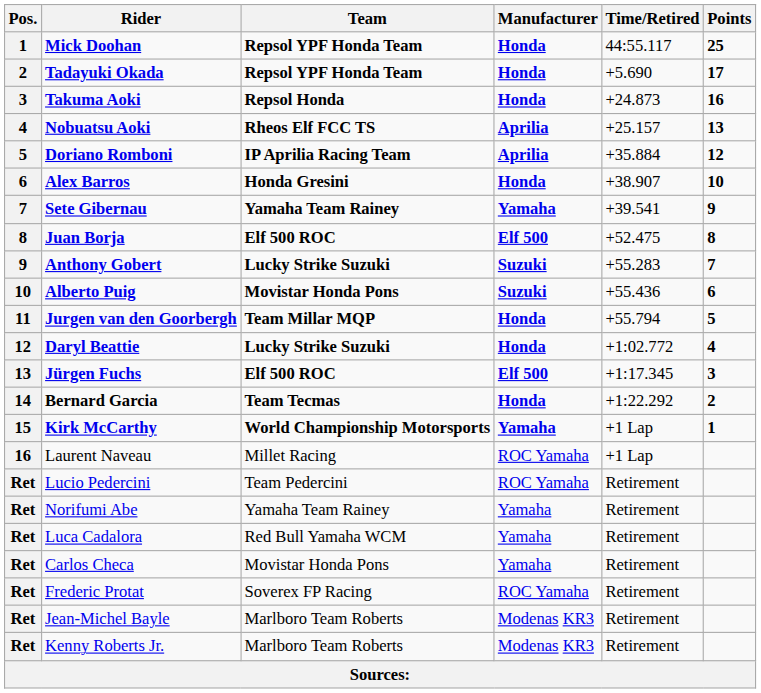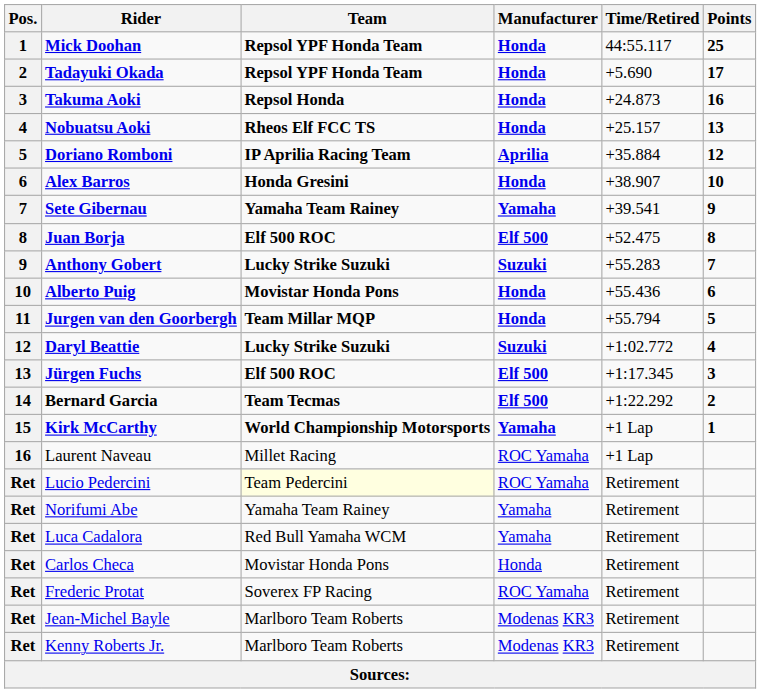(523, 127) Aprilia -> (522, 127) Honda
(522, 291) Suzuki -> (522, 291) Honda
(522, 346) Honda -> (522, 346) Suzuki
(522, 400) Honda -> (523, 400) Elf 500
(296, 482) no background -> (296, 482) lightyellow background
(525, 564) Yamaha -> (520, 564) Honda
